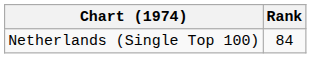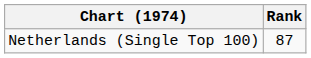(284, 41) 84 -> (284, 41) 87
